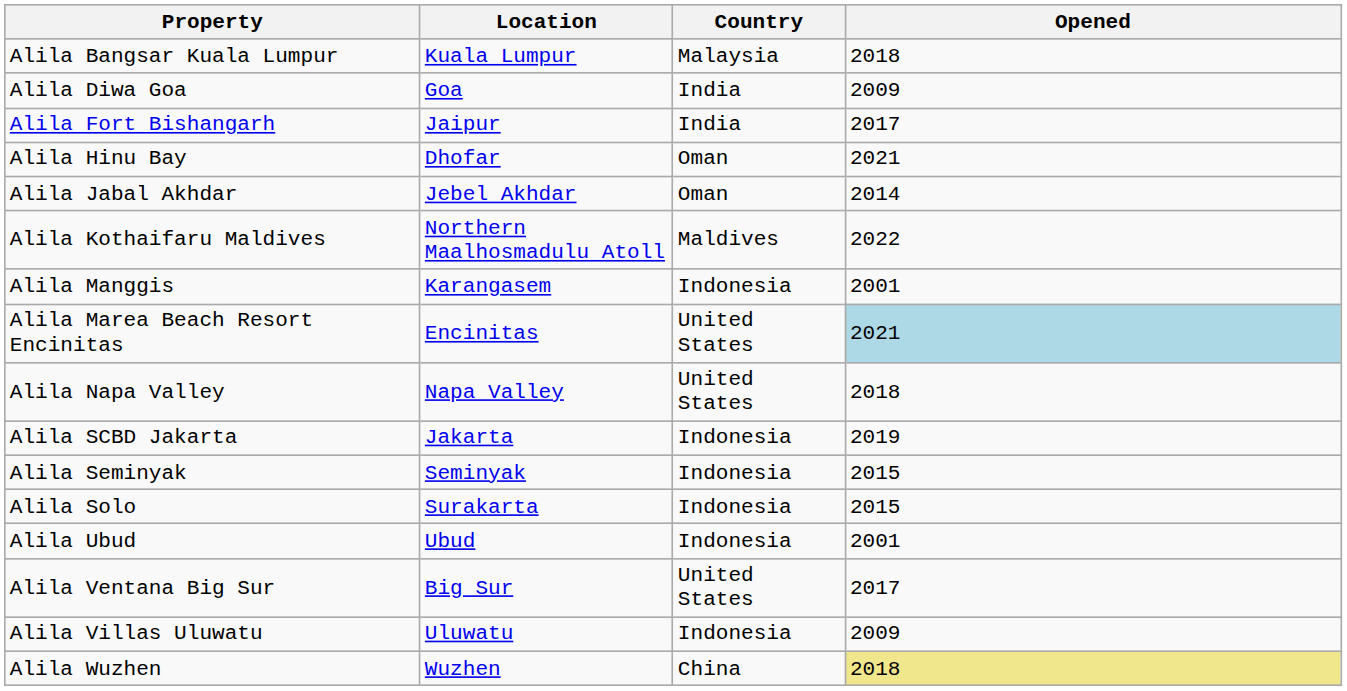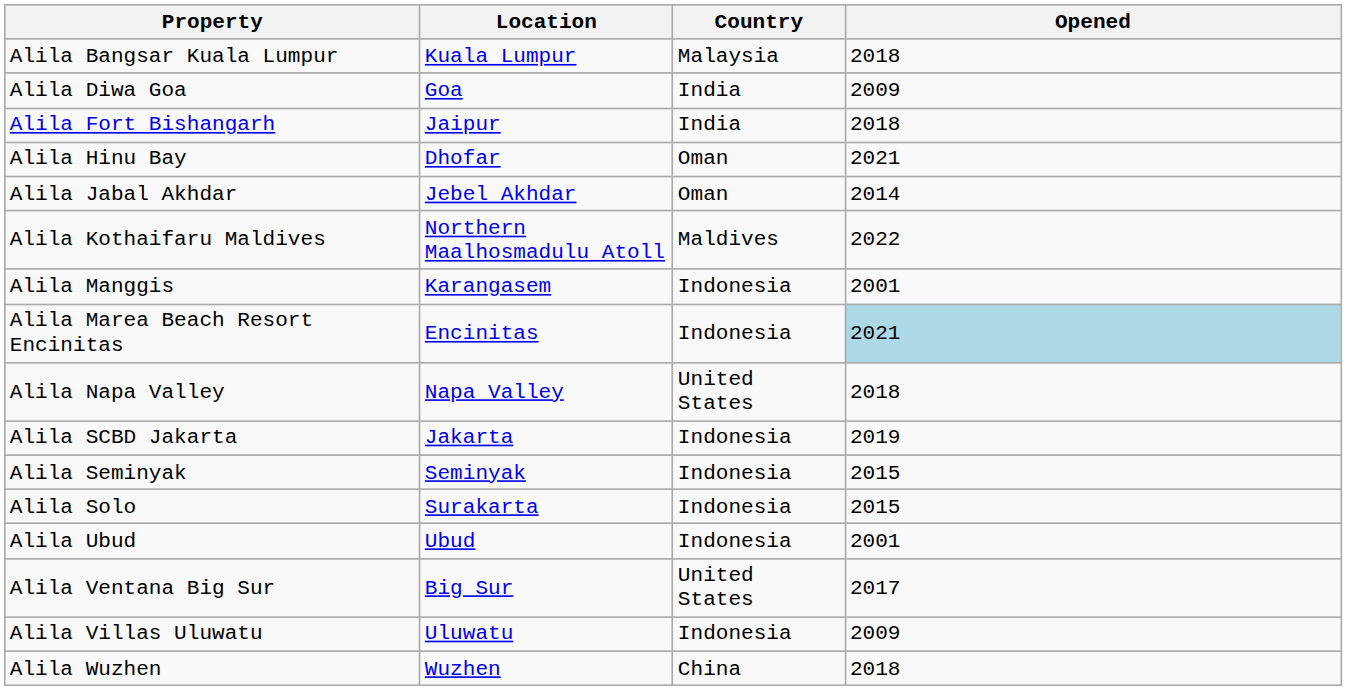(875, 125) 2017 -> (875, 125) 2018
(716, 333) United States -> (735, 333) Indonesia
(875, 668) khaki background -> (875, 668) no background
